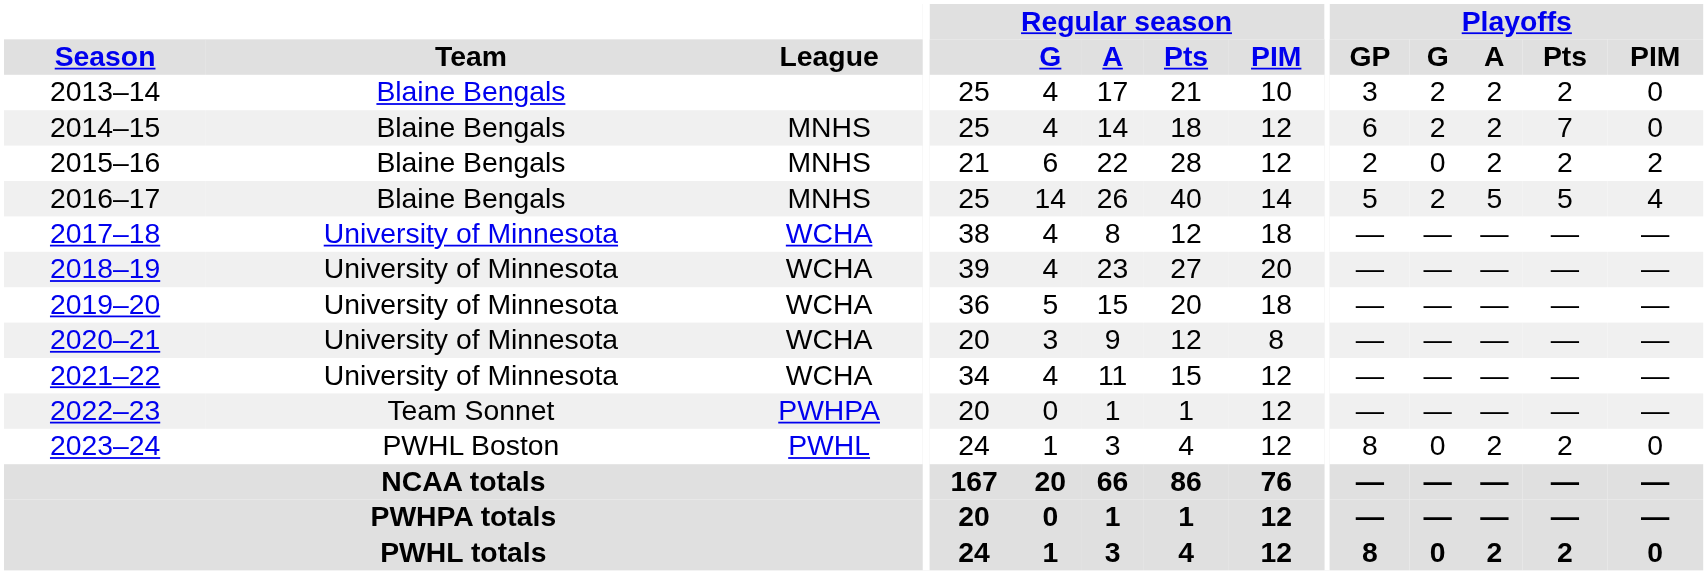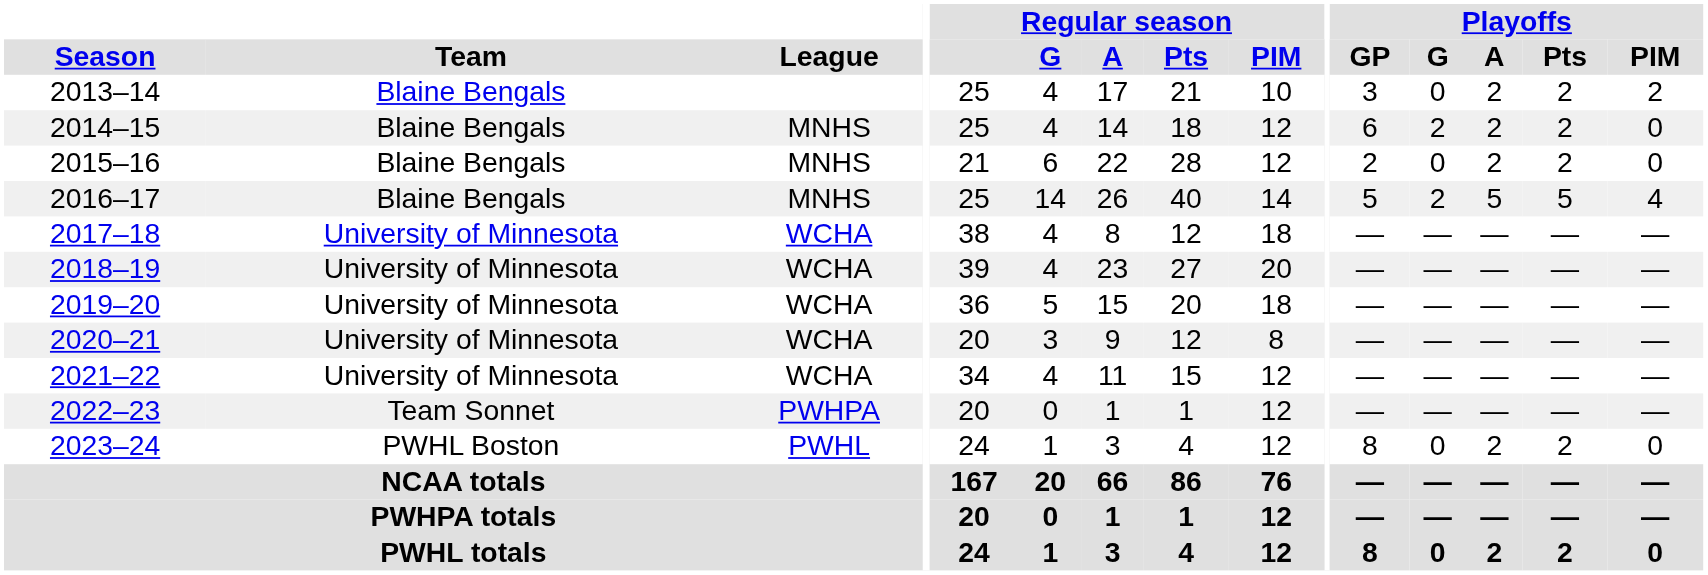(1438, 92) 2 -> (1438, 92) 0
(1655, 92) 0 -> (1655, 92) 2
(1565, 127) 7 -> (1565, 127) 2
(1655, 162) 2 -> (1655, 162) 0
